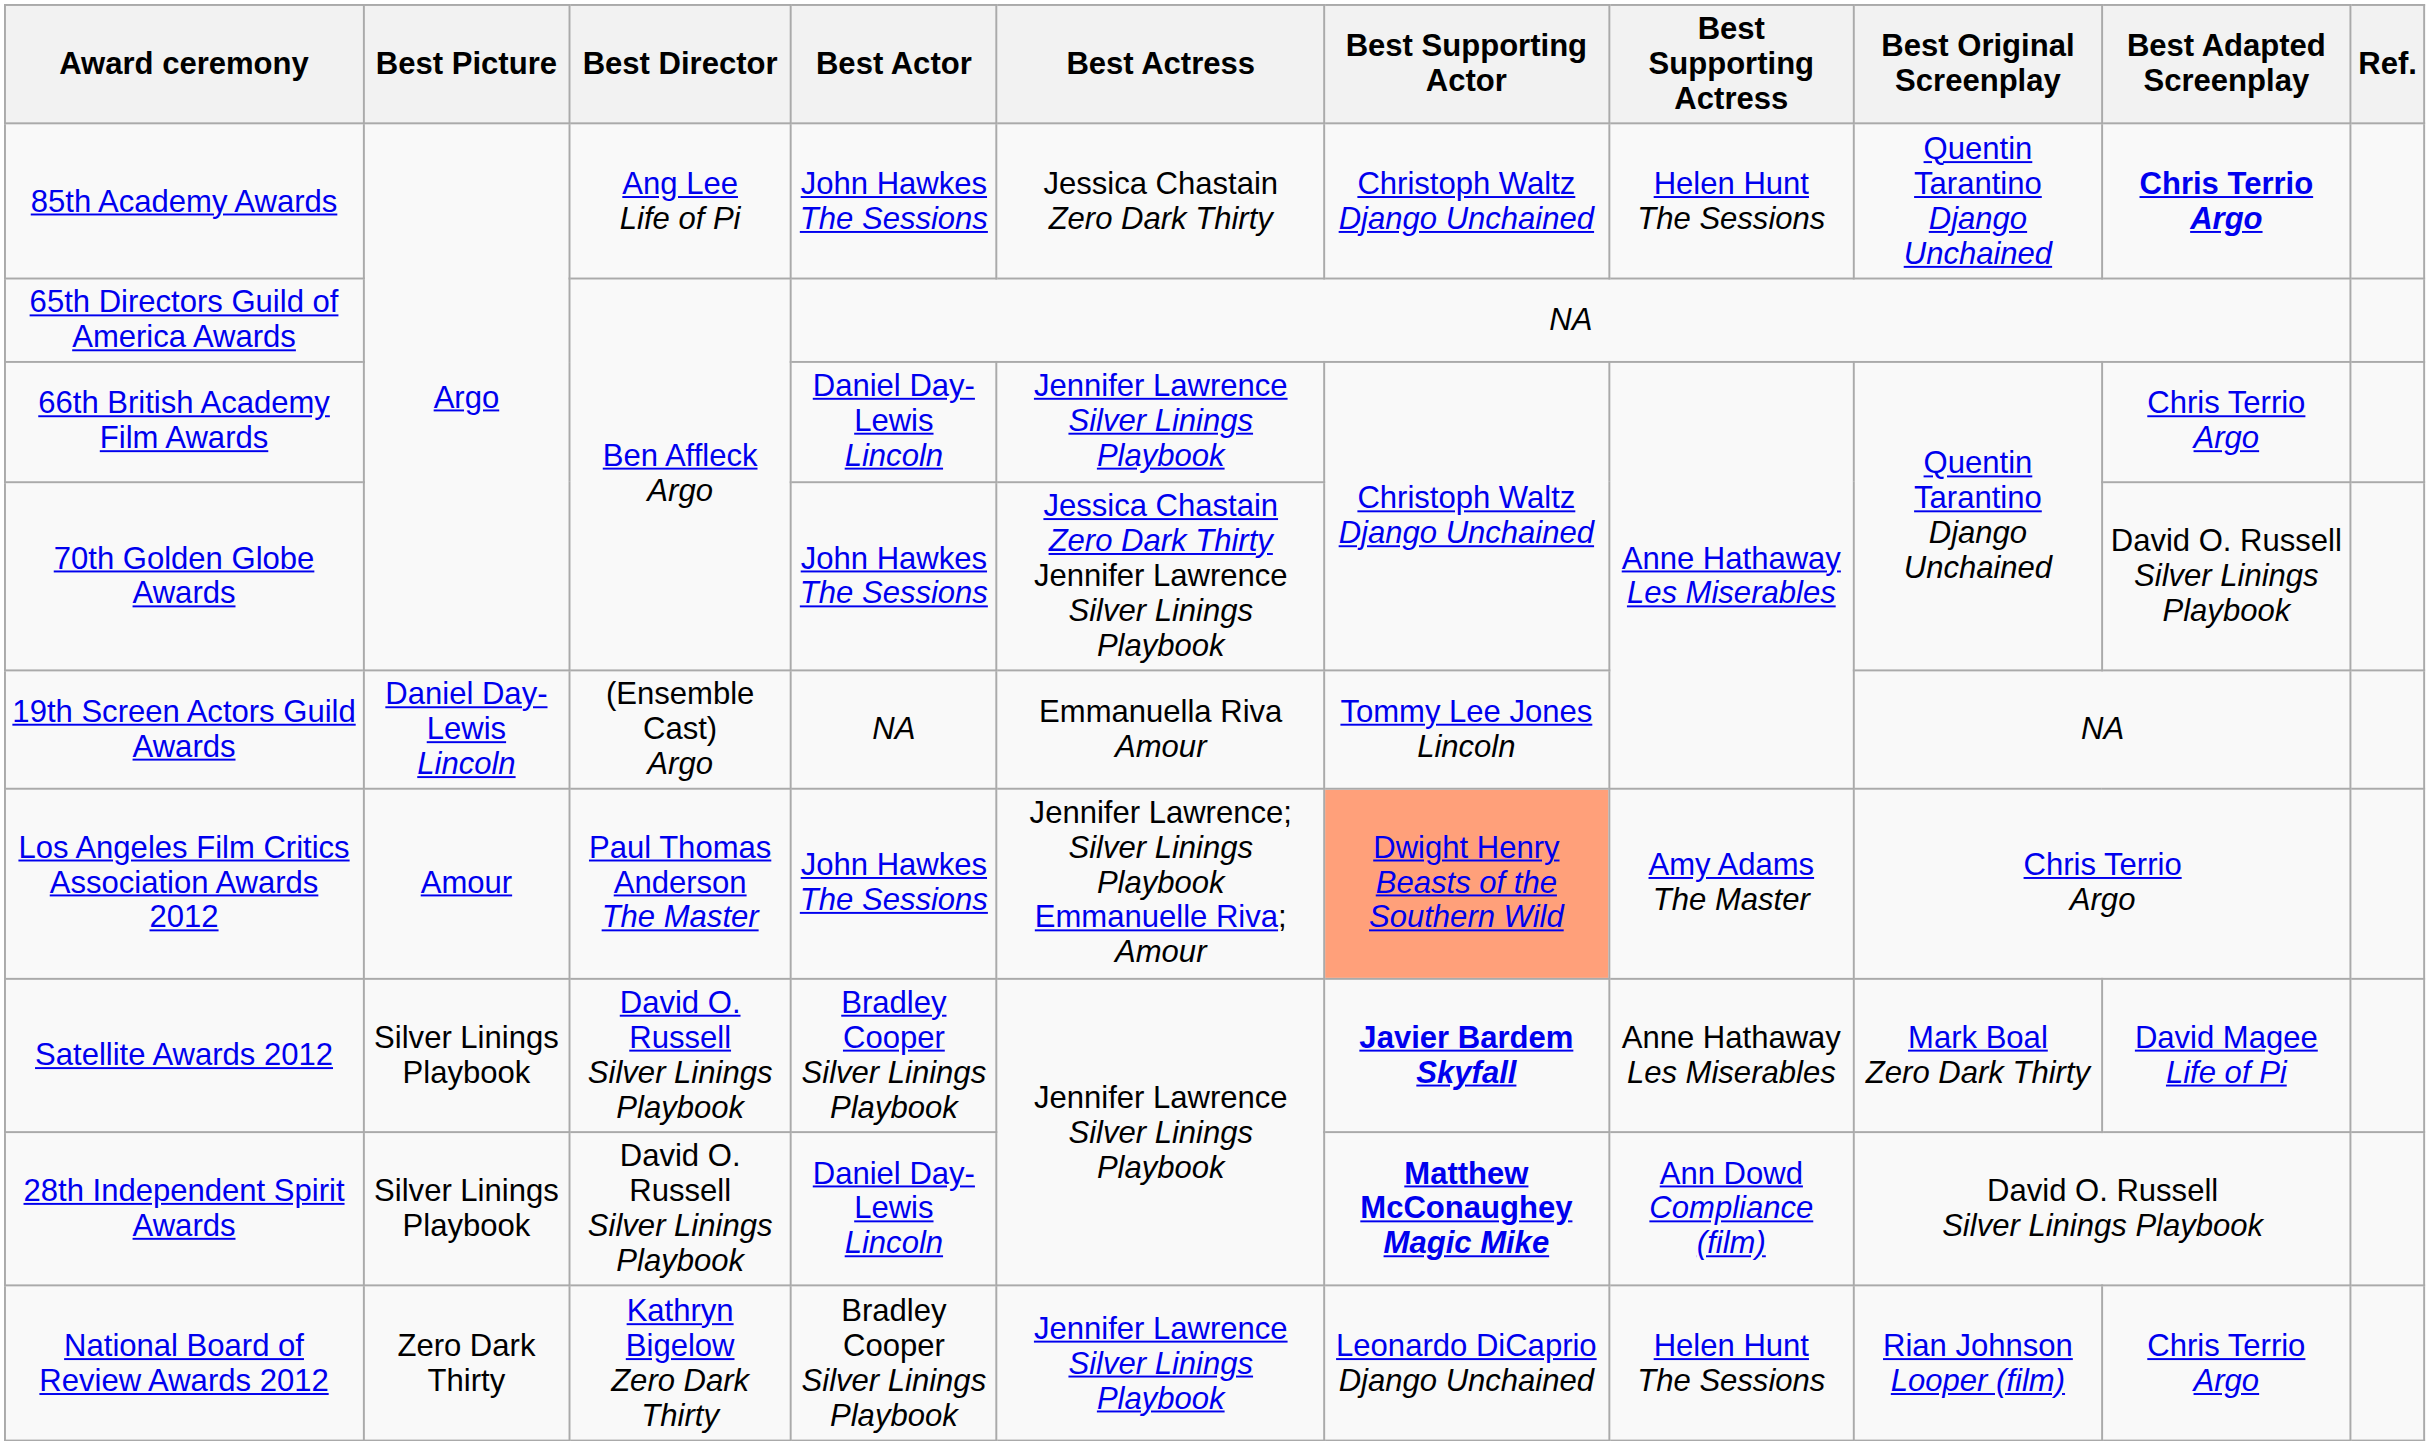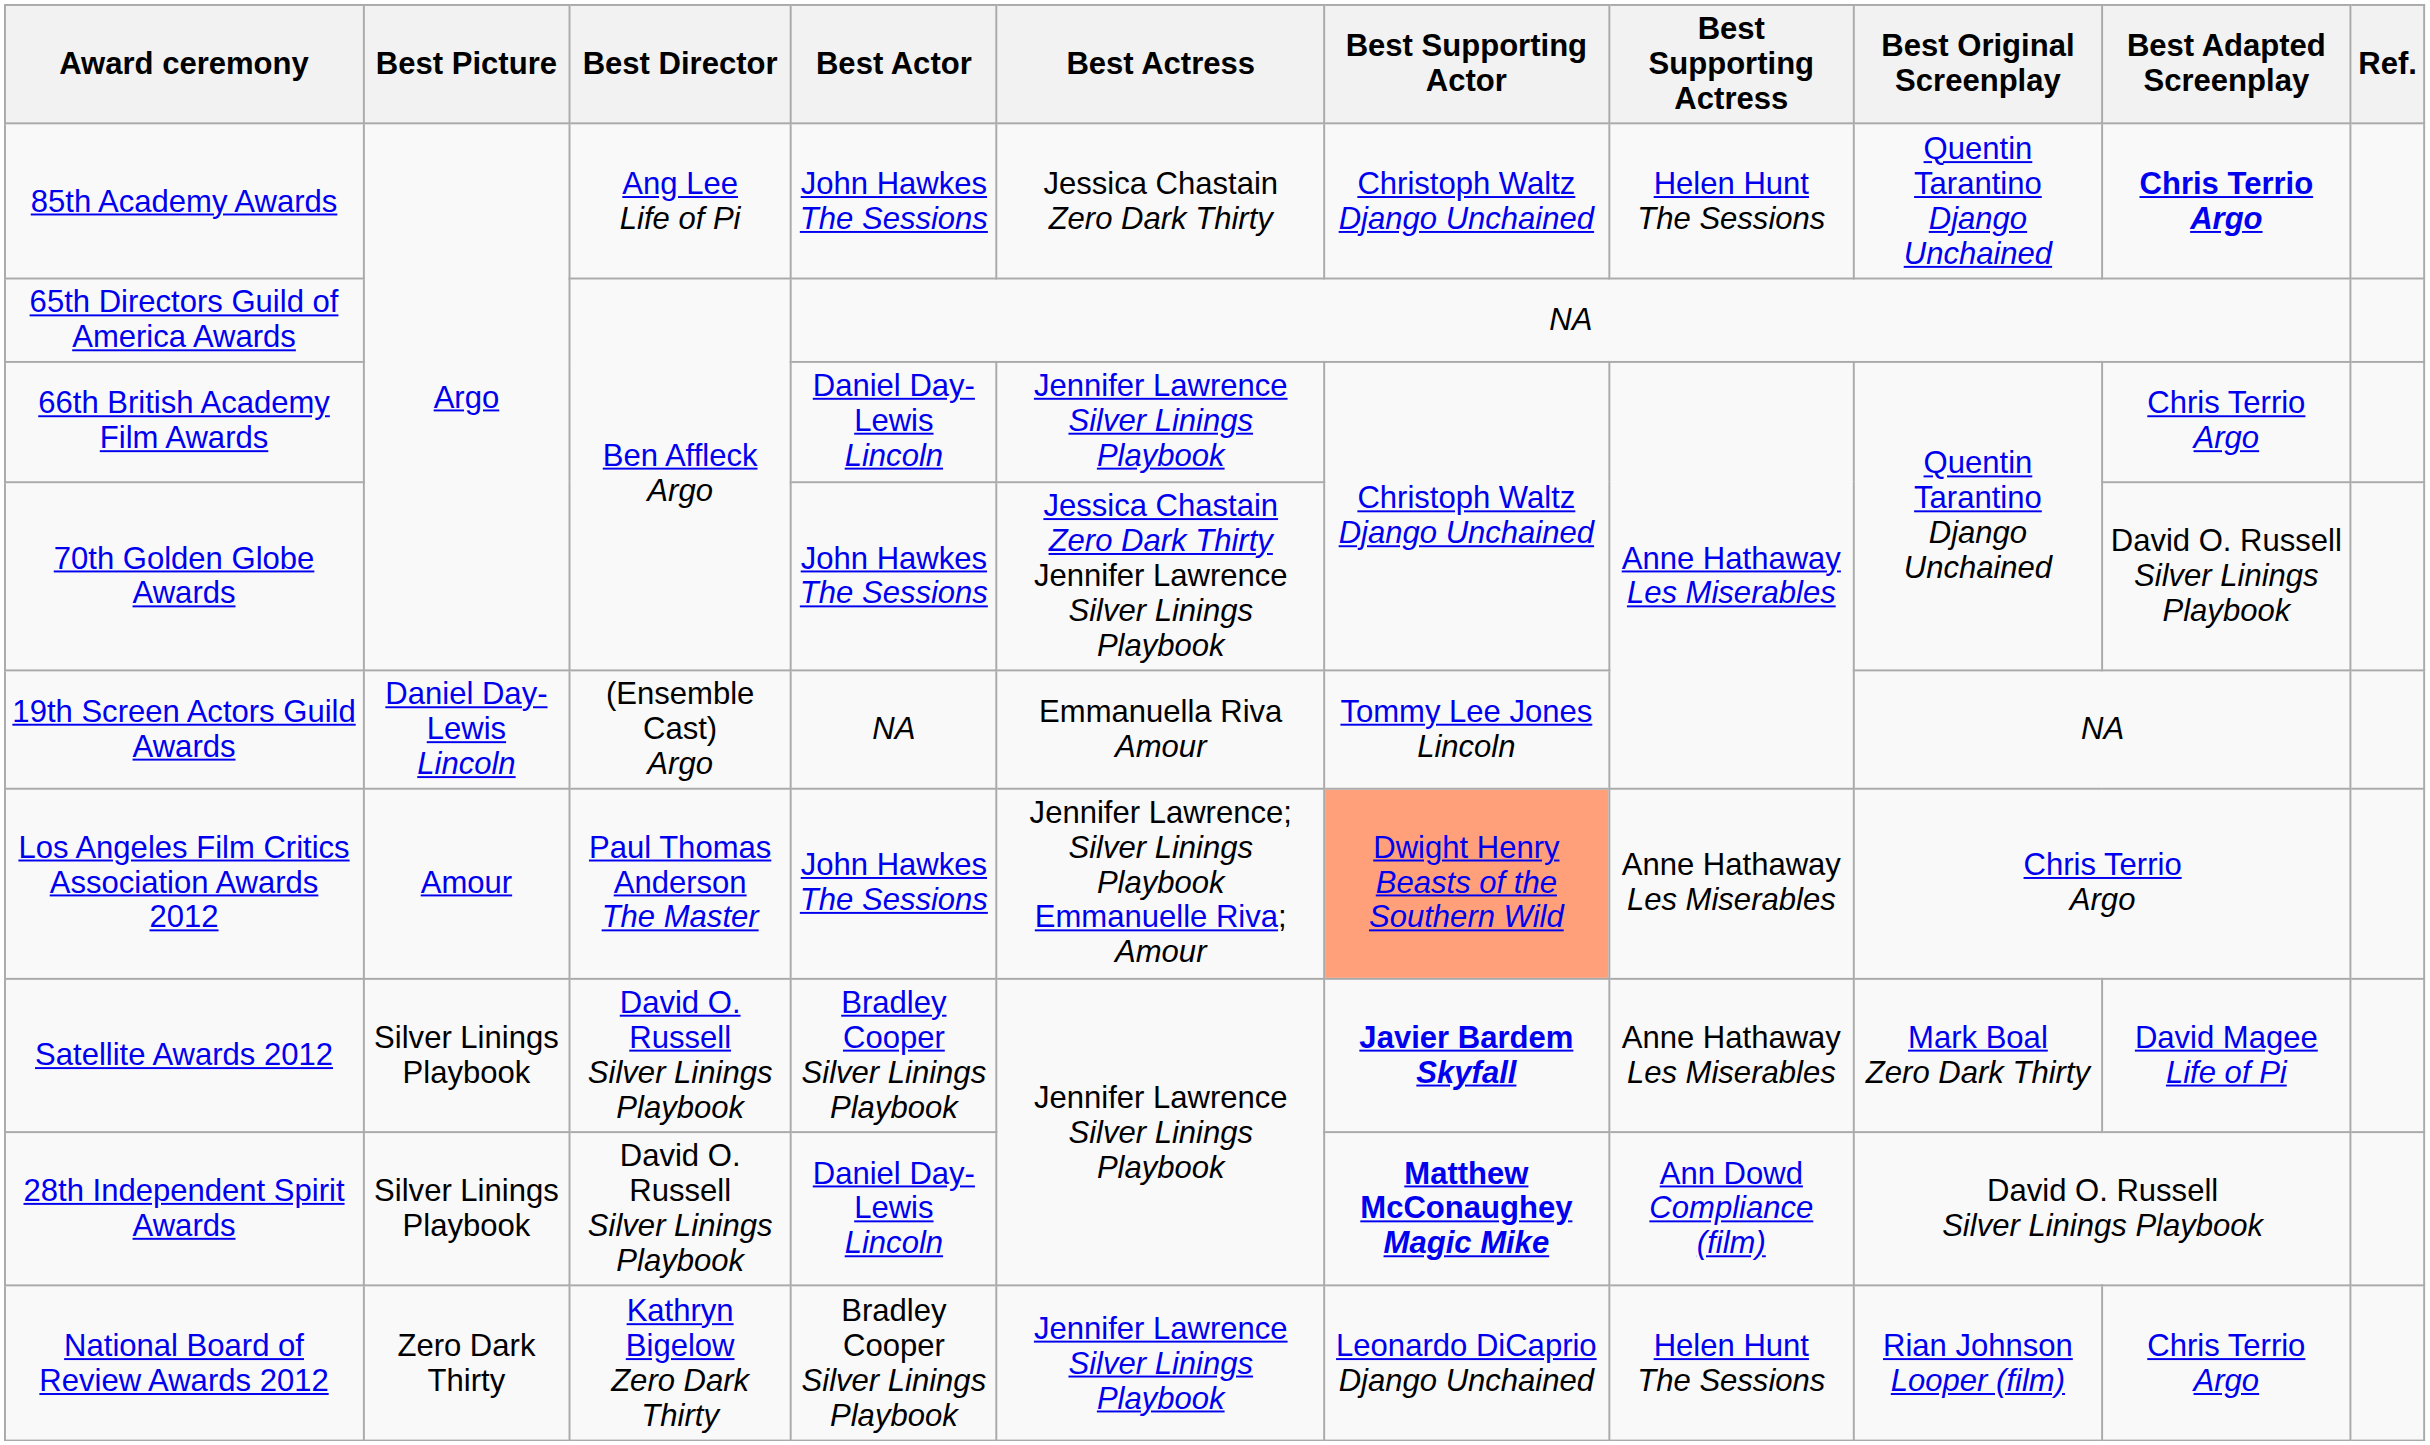(1731, 883) Amy Adams The Master -> (1731, 883) Anne Hathaway Les Miserables
